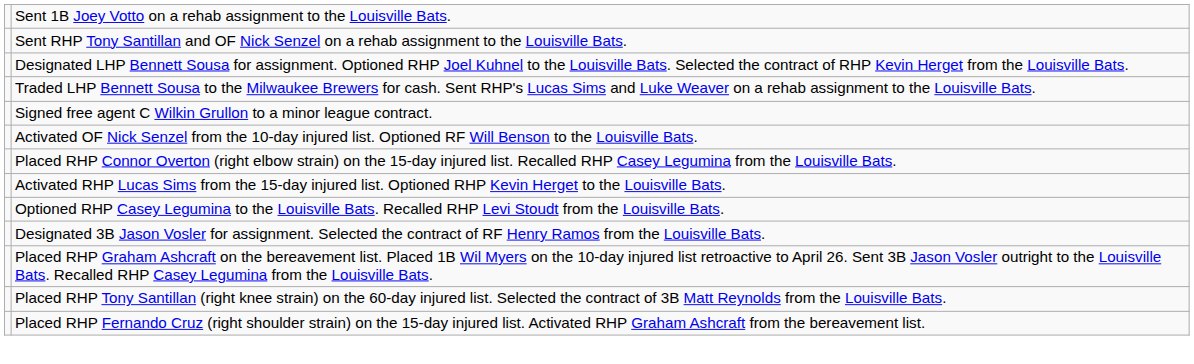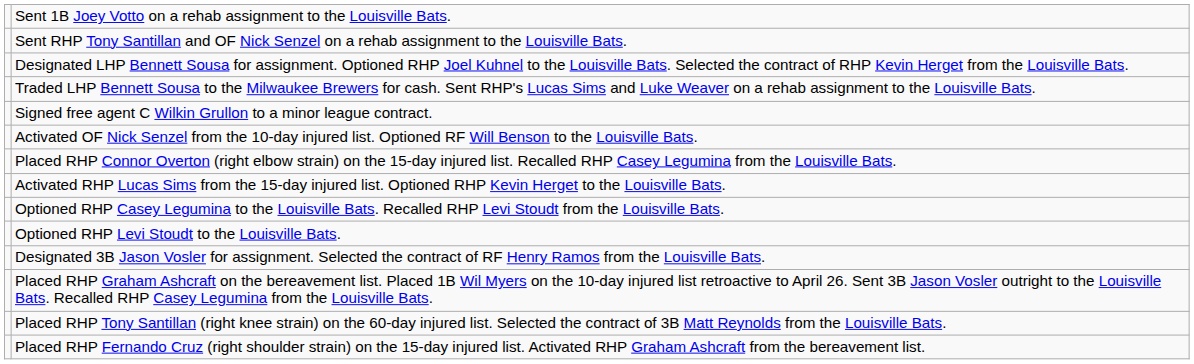+ row: (178, 233)
